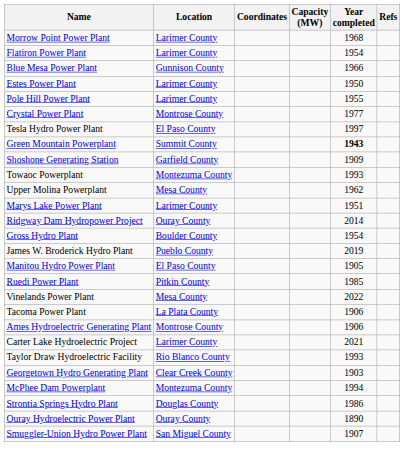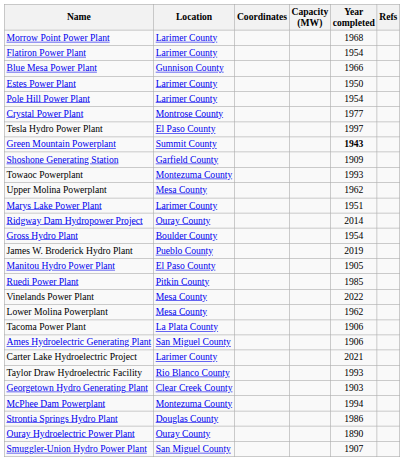(354, 99) 1955 -> (354, 99) 1954
+ row: (57, 312)
(189, 327) Montrose County -> (193, 342) San Miguel County
